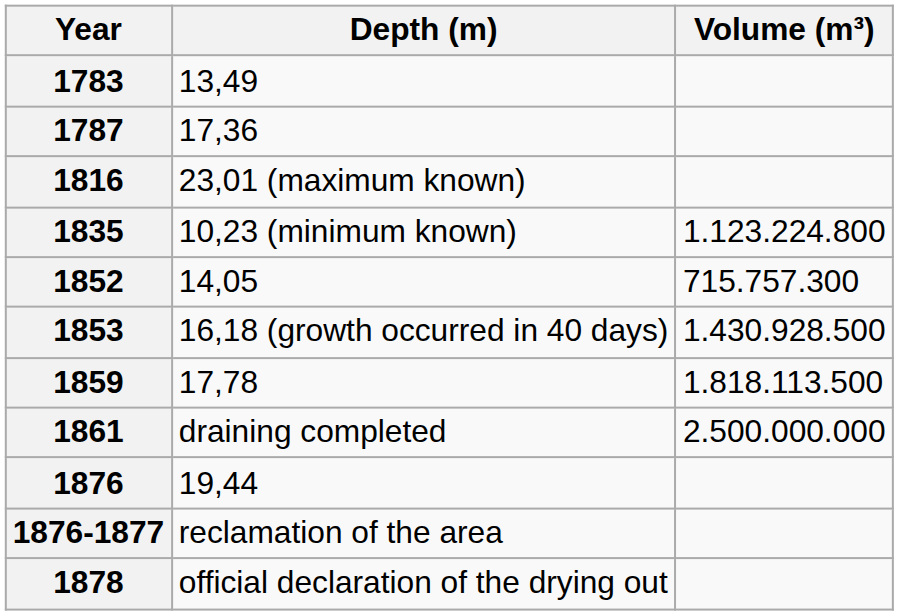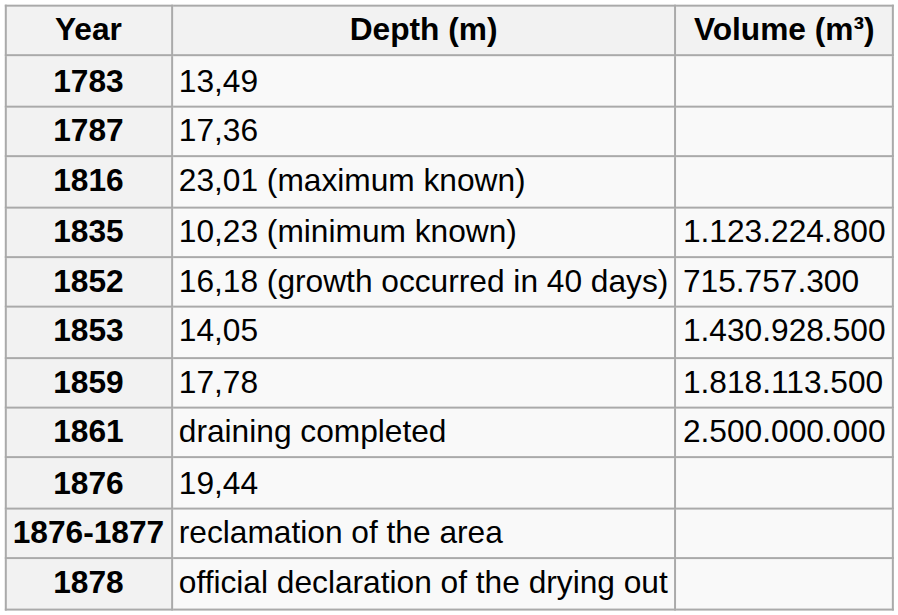(218, 281) 14,05 -> (424, 281) 16,18 (growth occurred in 40 days)
(424, 331) 16,18 (growth occurred in 40 days) -> (218, 331) 14,05
